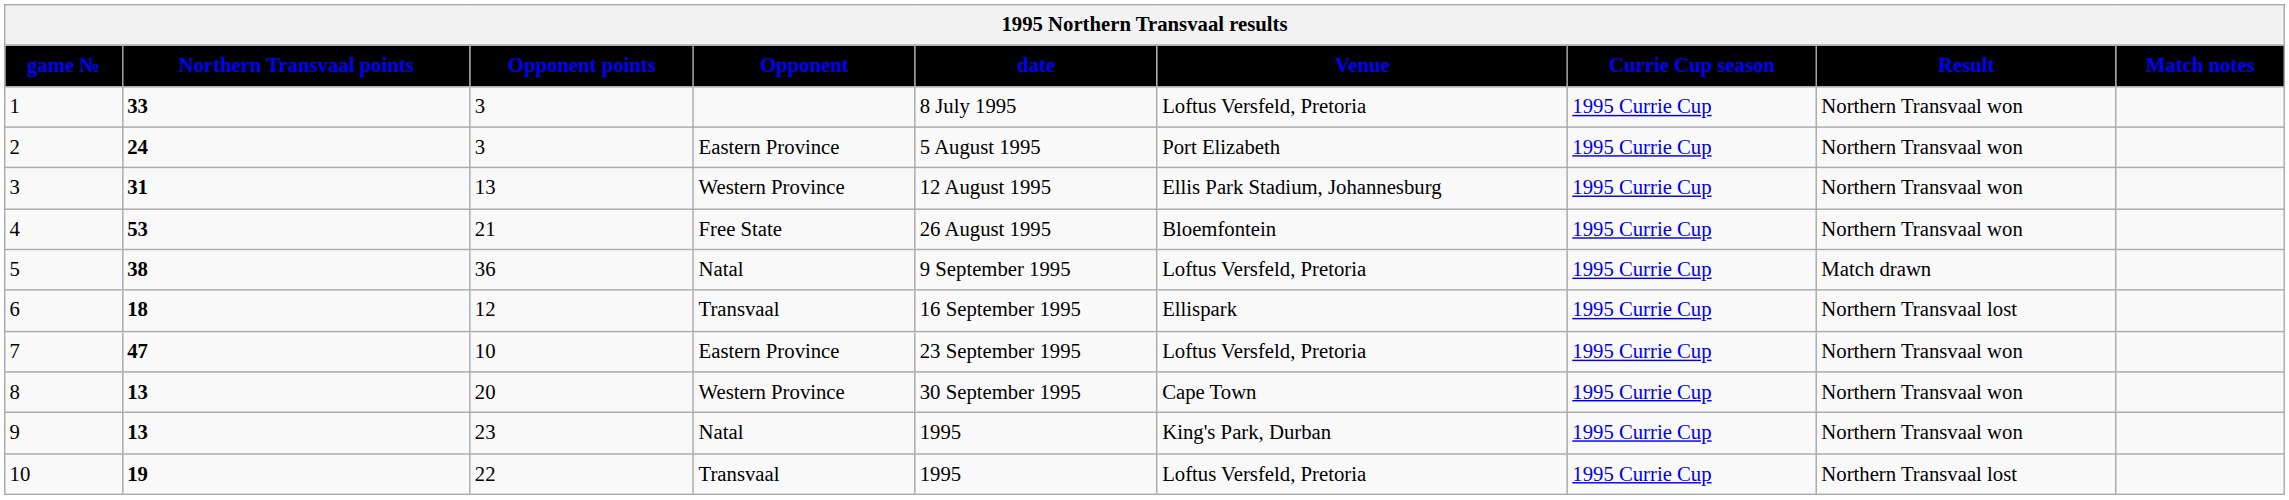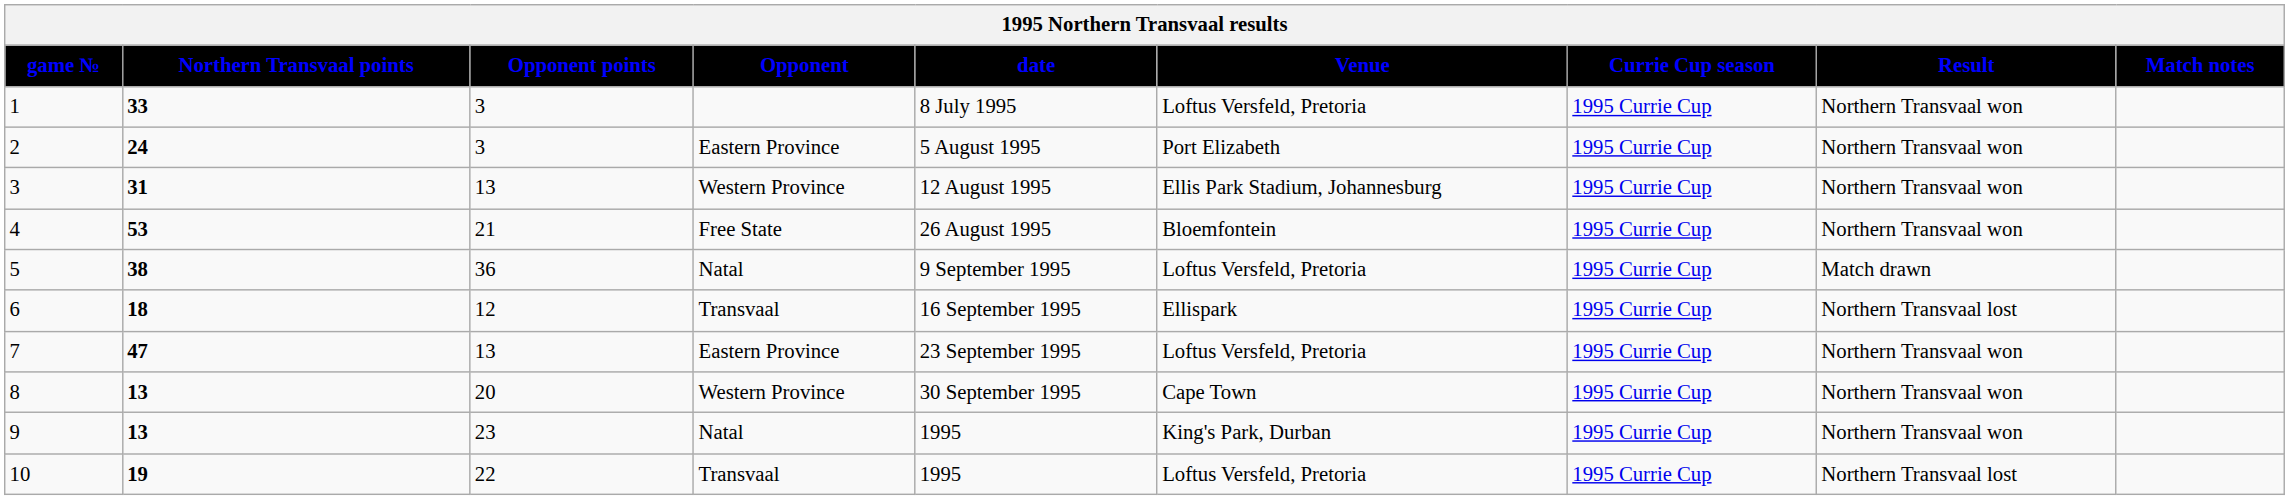(485, 351) 10 -> (485, 351) 13
